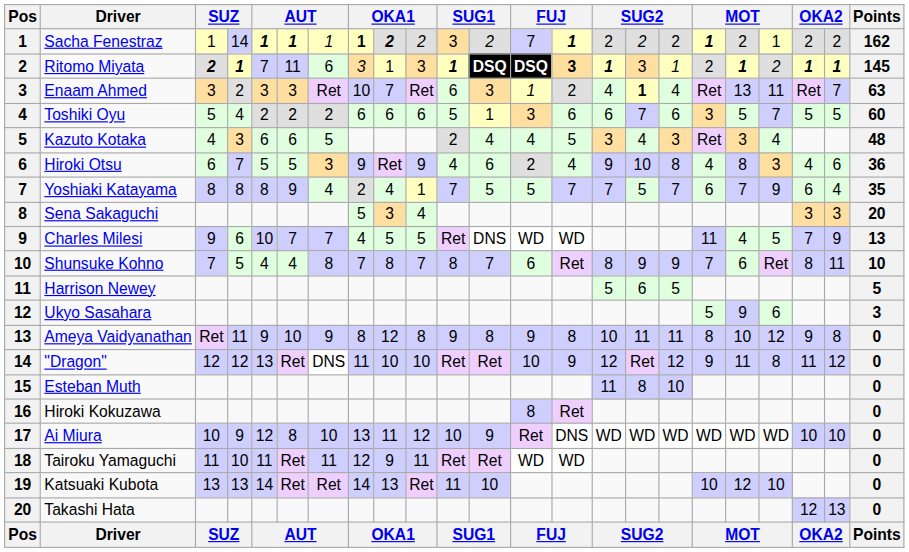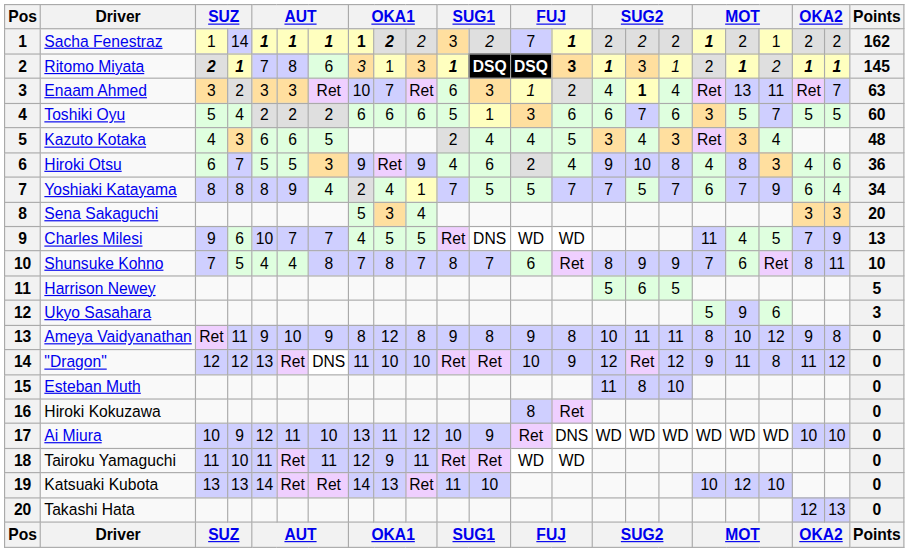(329, 41) normal -> (329, 41) bold
(293, 66) 11 -> (293, 66) 8
(877, 189) 35 -> (877, 189) 34
(293, 436) 8 -> (293, 436) 11
